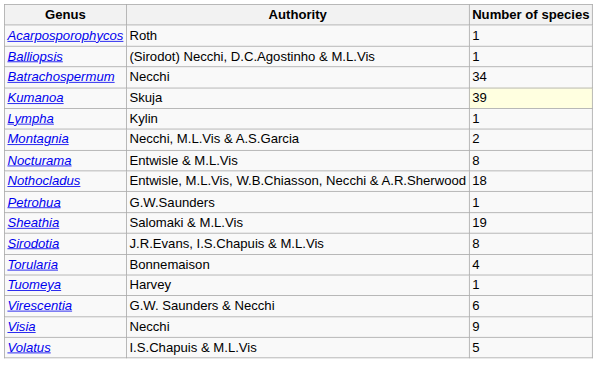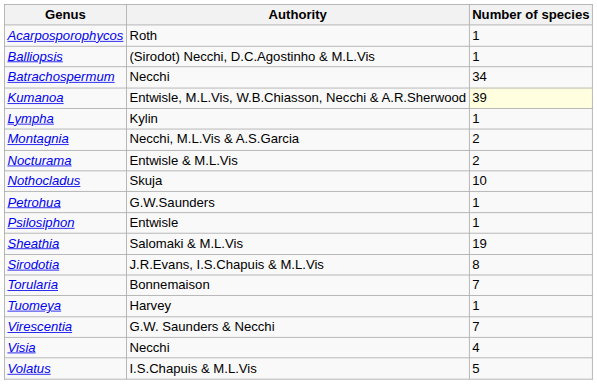(146, 98) Skuja -> (298, 98) Entwisle, M.L.Vis, W.B.Chiasson, Necchi & A.R.Sherwood
(476, 160) 8 -> (476, 160) 2
(298, 181) Entwisle, M.L.Vis, W.B.Chiasson, Necchi & A.R.Sherwood -> (146, 181) Skuja
(479, 181) 18 -> (479, 181) 10
+ row: (41, 222)
(476, 264) 4 -> (476, 285) 7
(476, 306) 6 -> (476, 327) 7
(476, 327) 9 -> (476, 347) 4
